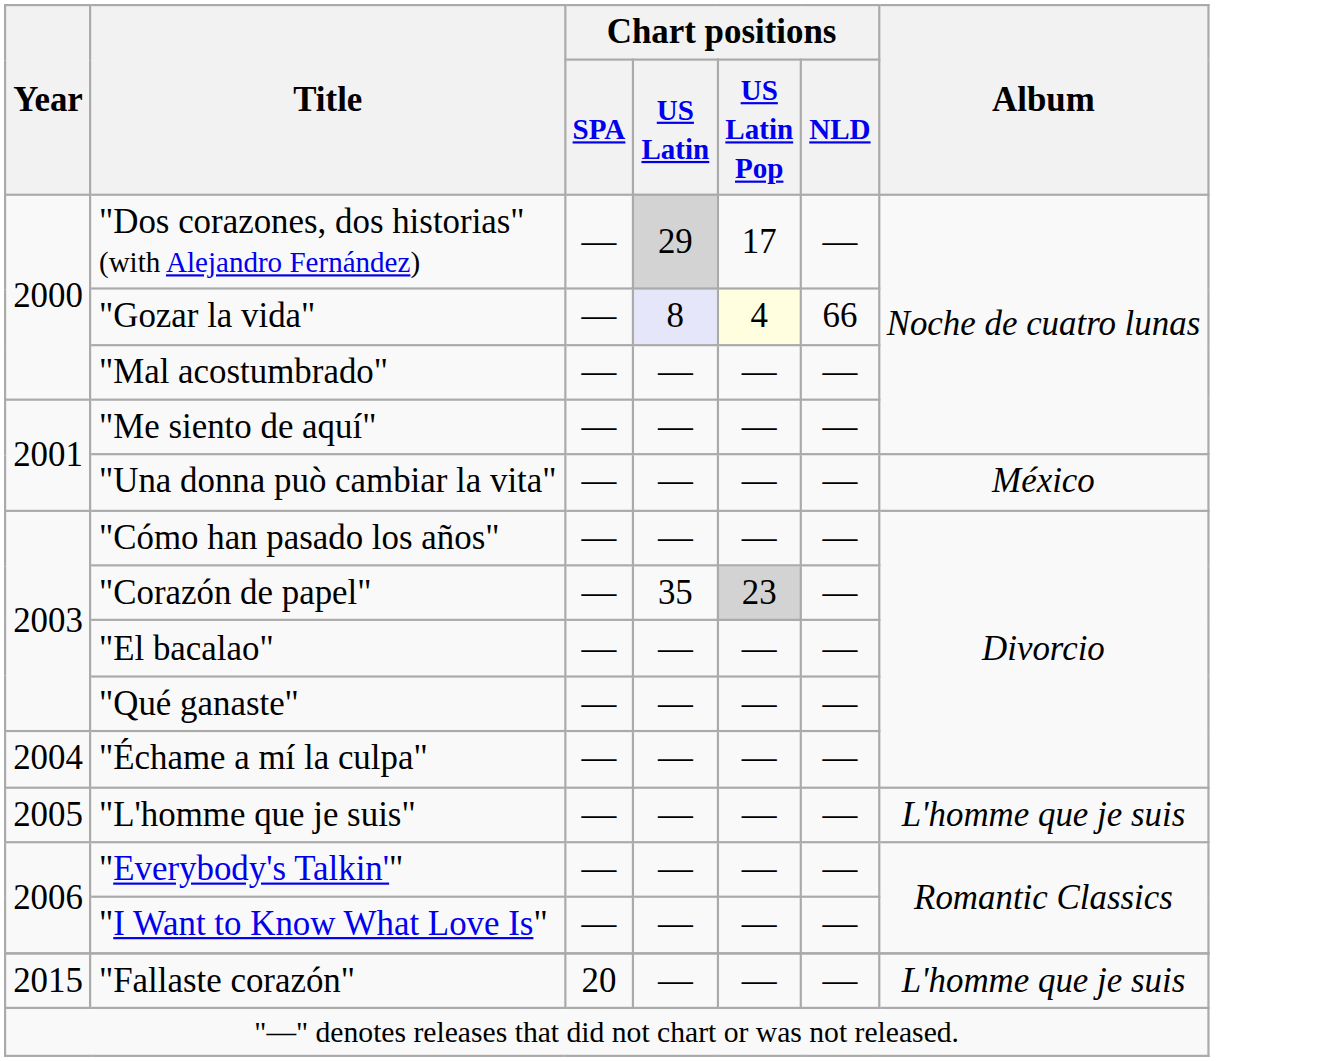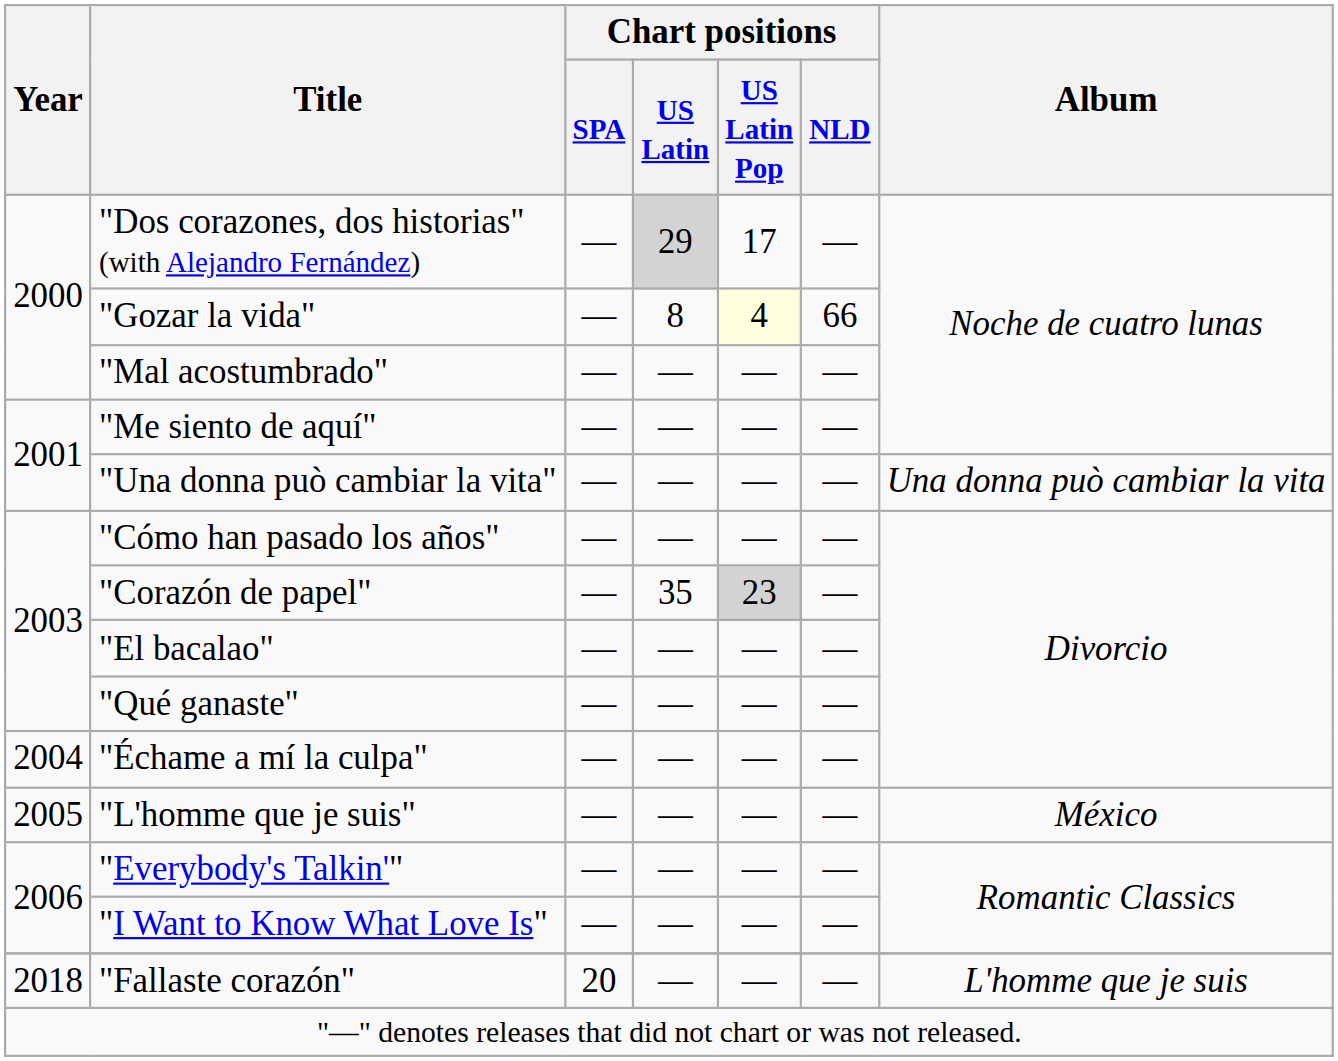(675, 315) lavender background -> (675, 315) no background
(1043, 481) México -> (1106, 481) Una donna può cambiar la vita
(1043, 813) L'homme que je suis -> (1106, 813) México
(48, 979) 2015 -> (48, 979) 2018
